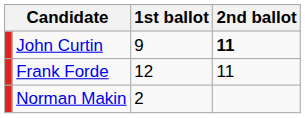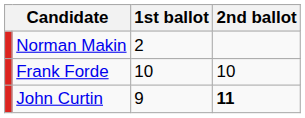rows swapped: (60, 44) <-> (71, 98)
(144, 71) 12 -> (144, 71) 10
(225, 71) 11 -> (226, 71) 10
